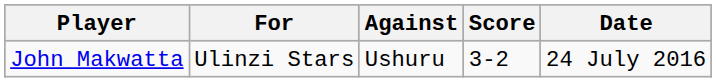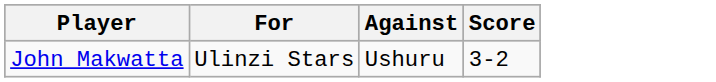- column: (626, 23)
